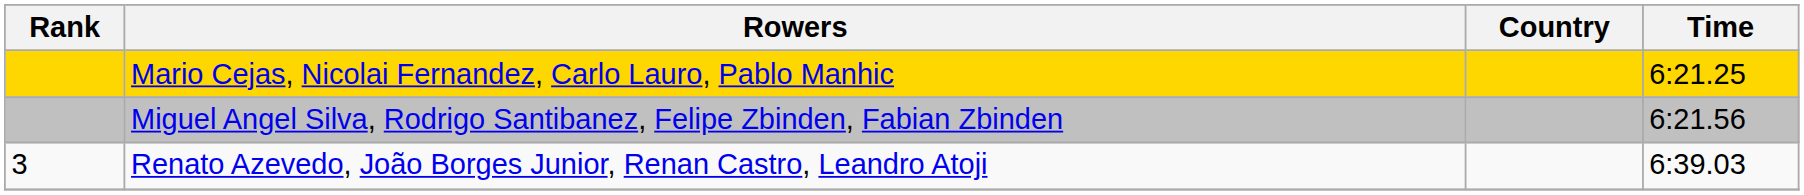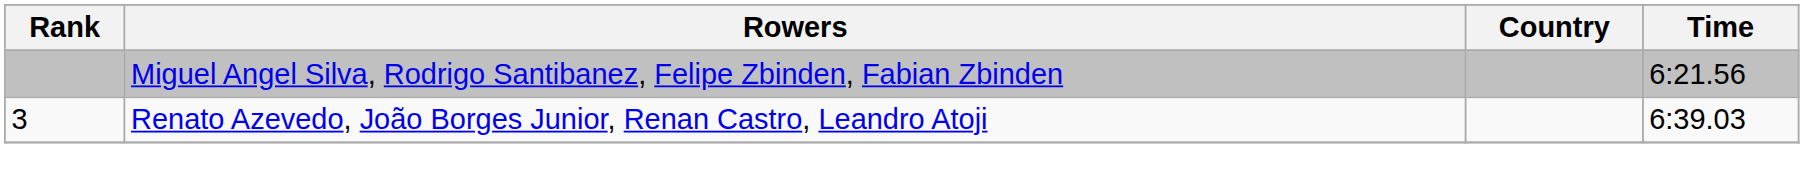- row: (513, 73)
